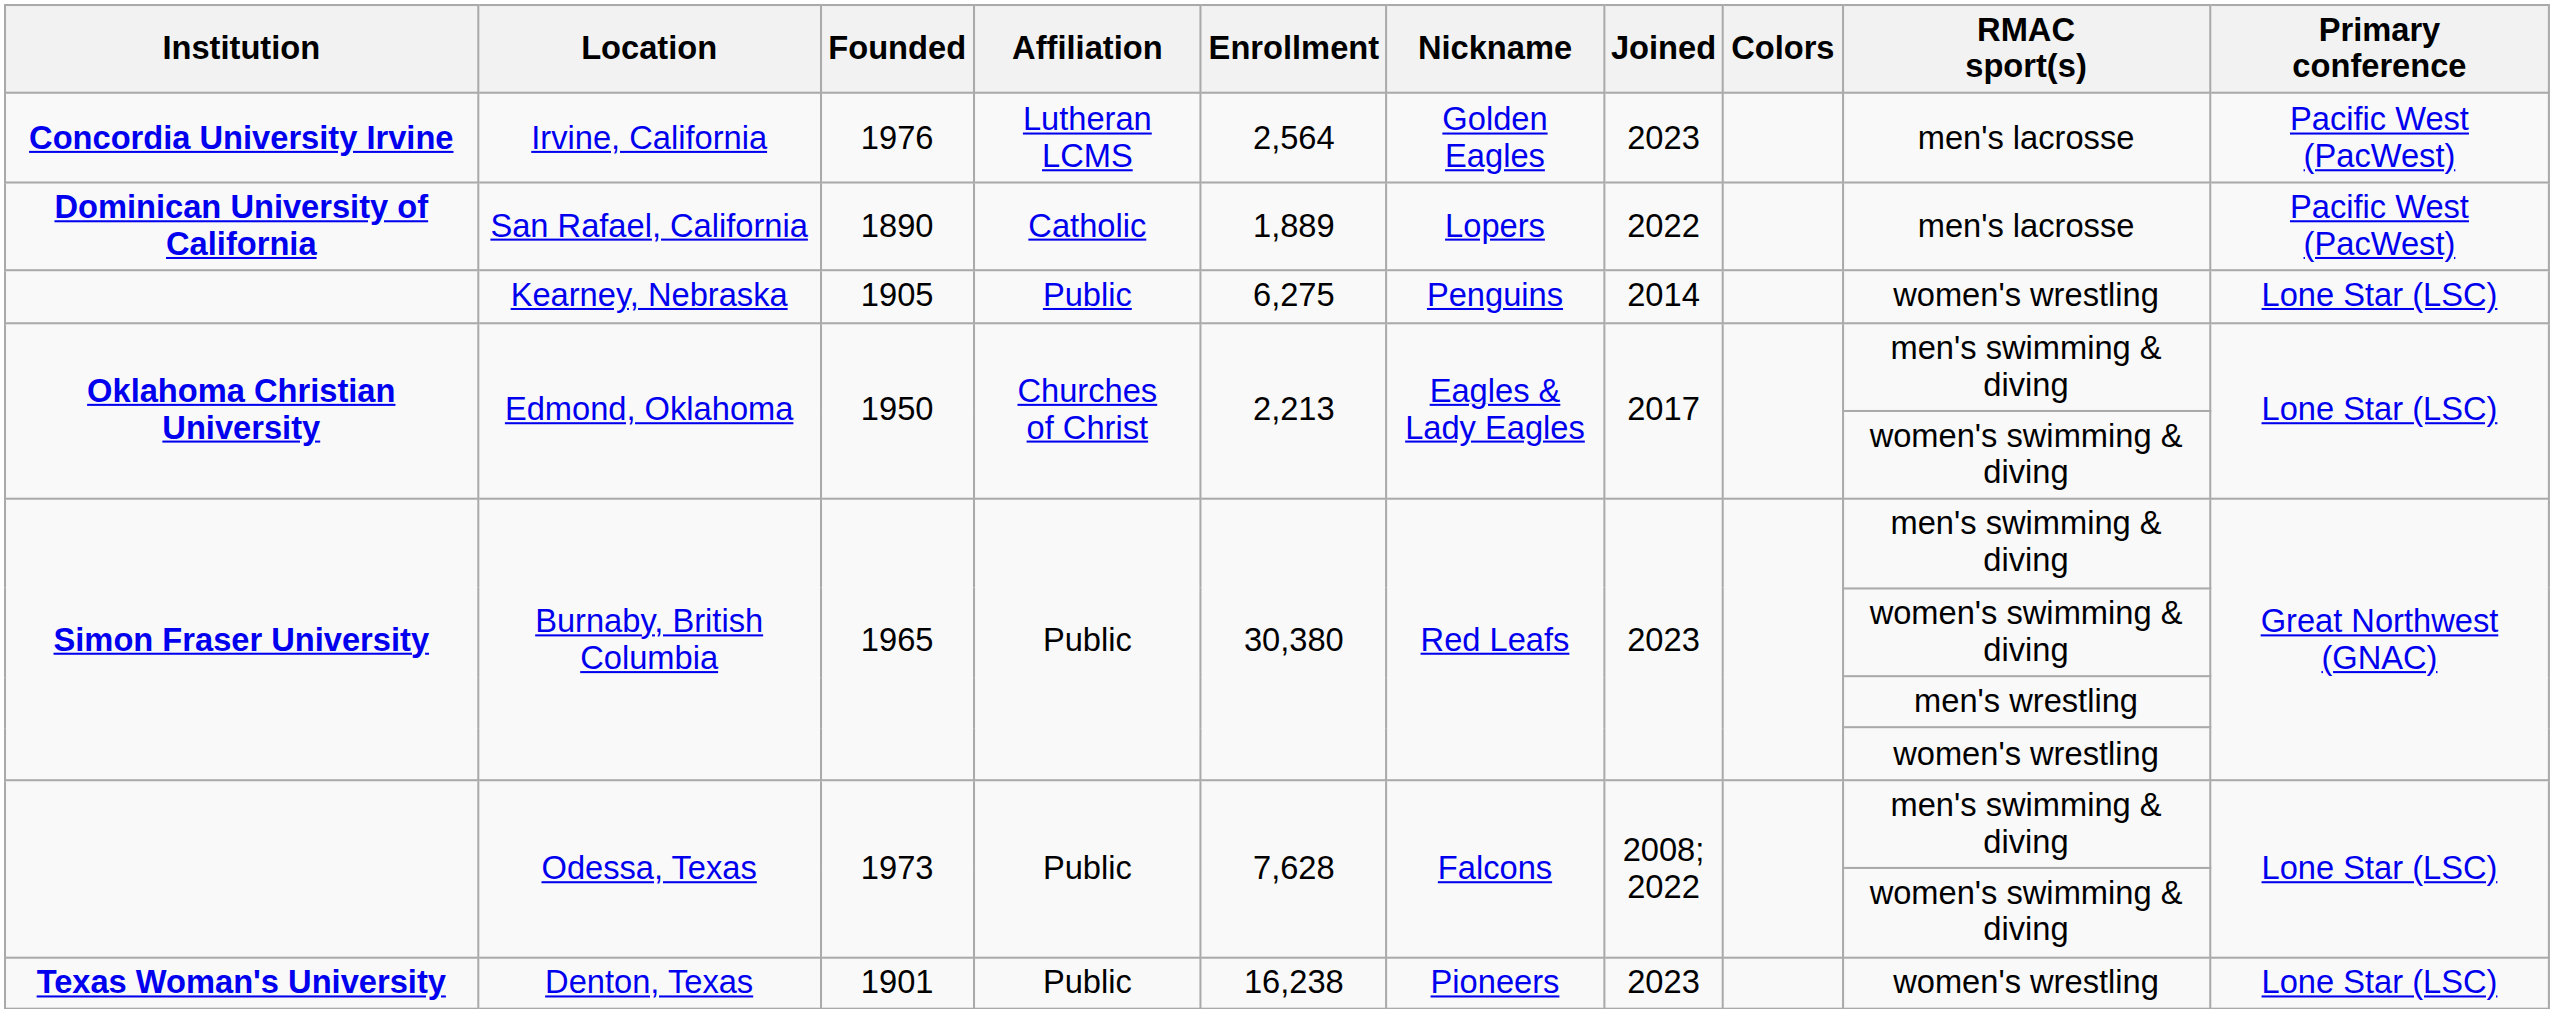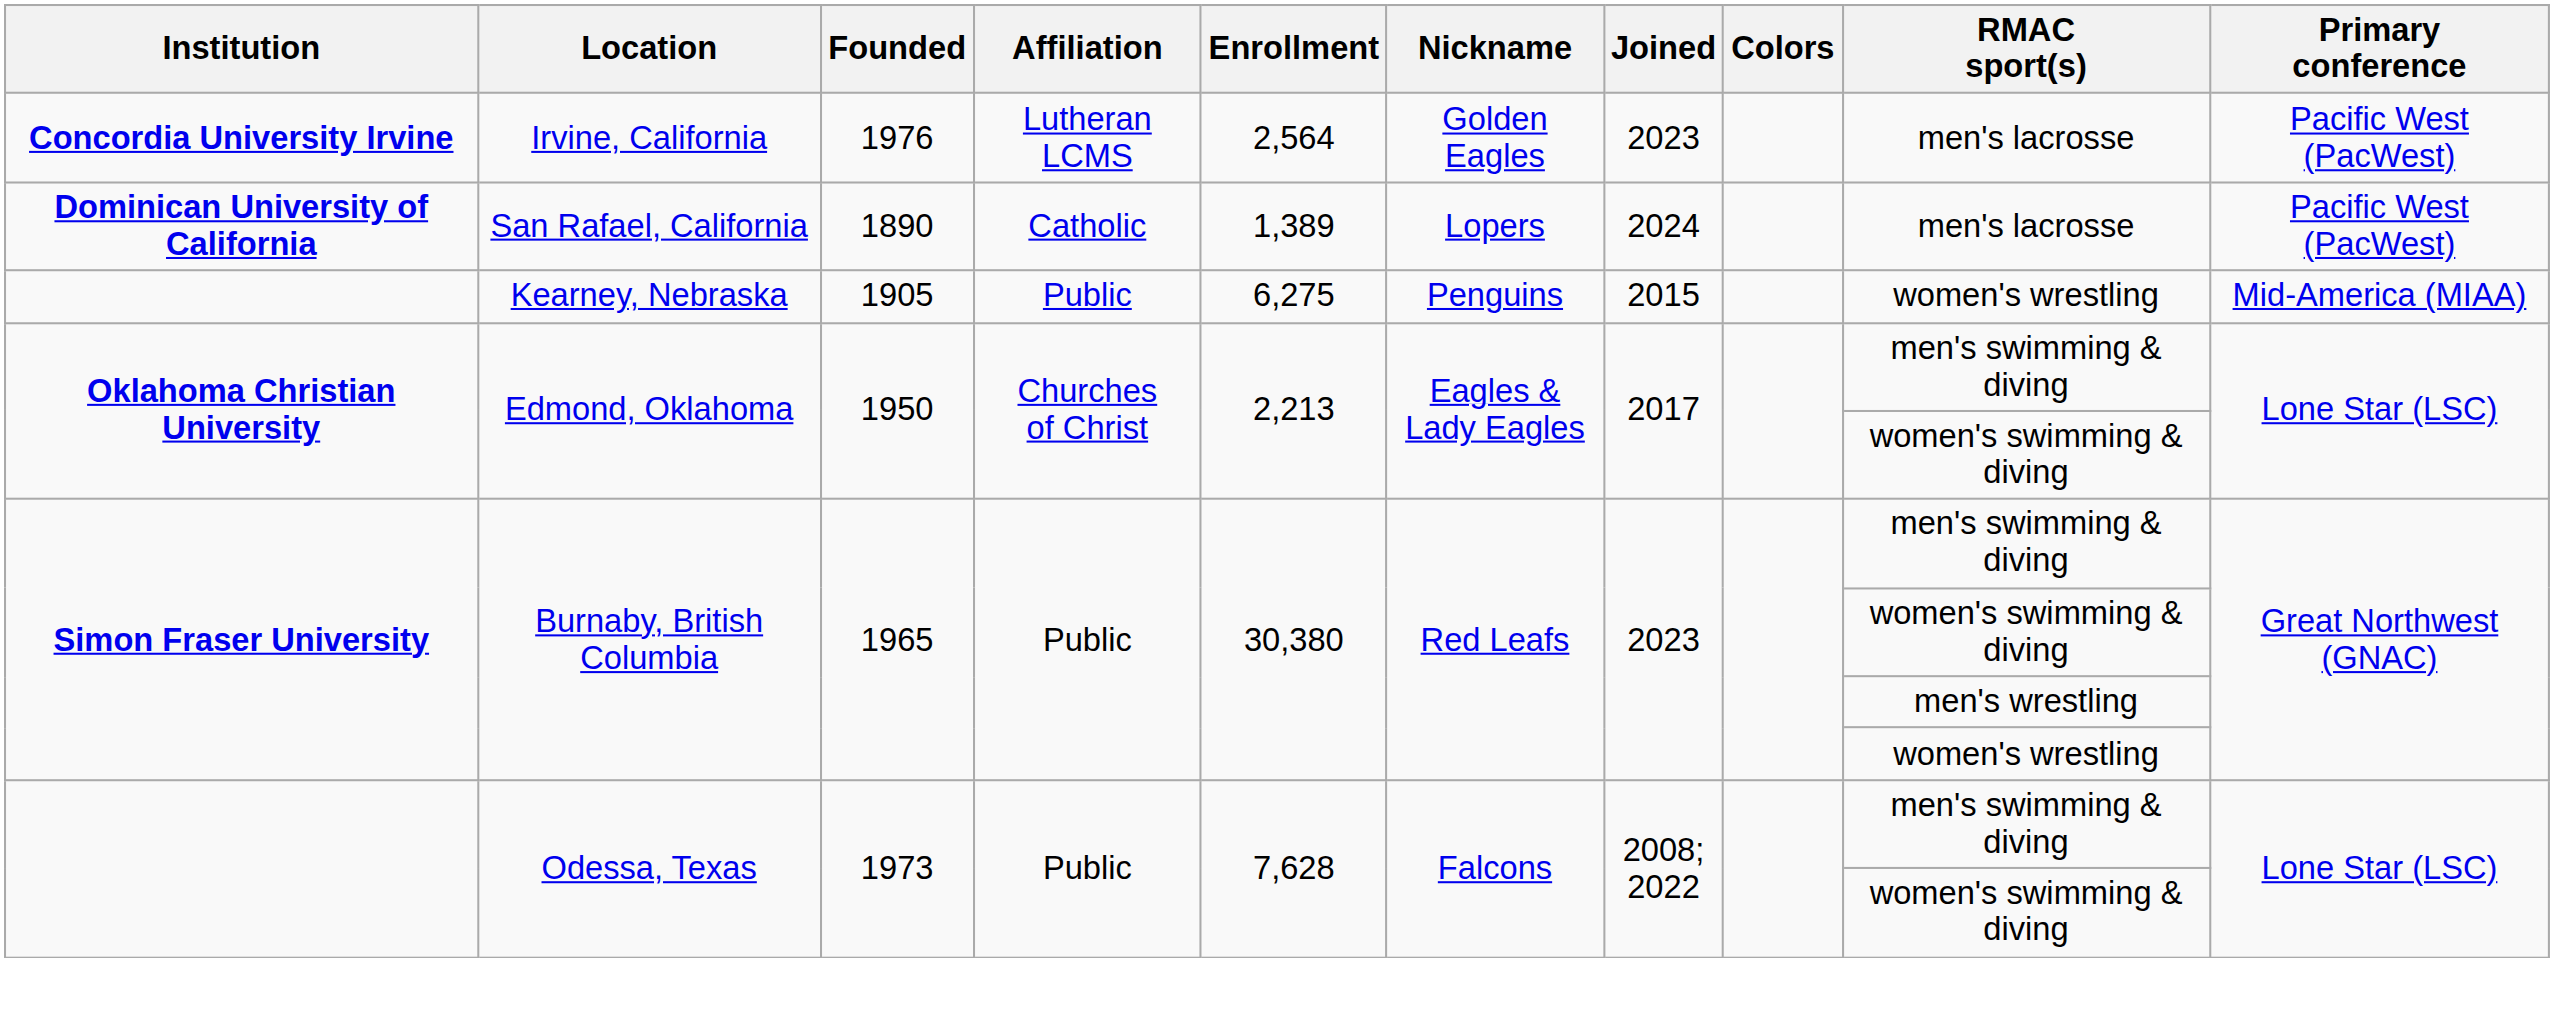(1294, 225) 1,889 -> (1294, 225) 1,389
(1664, 225) 2022 -> (1664, 225) 2024
(1664, 295) 2014 -> (1664, 295) 2015
(2379, 295) Lone Star (LSC) -> (2379, 295) Mid-America (MIAA)
- row: (649, 982)
